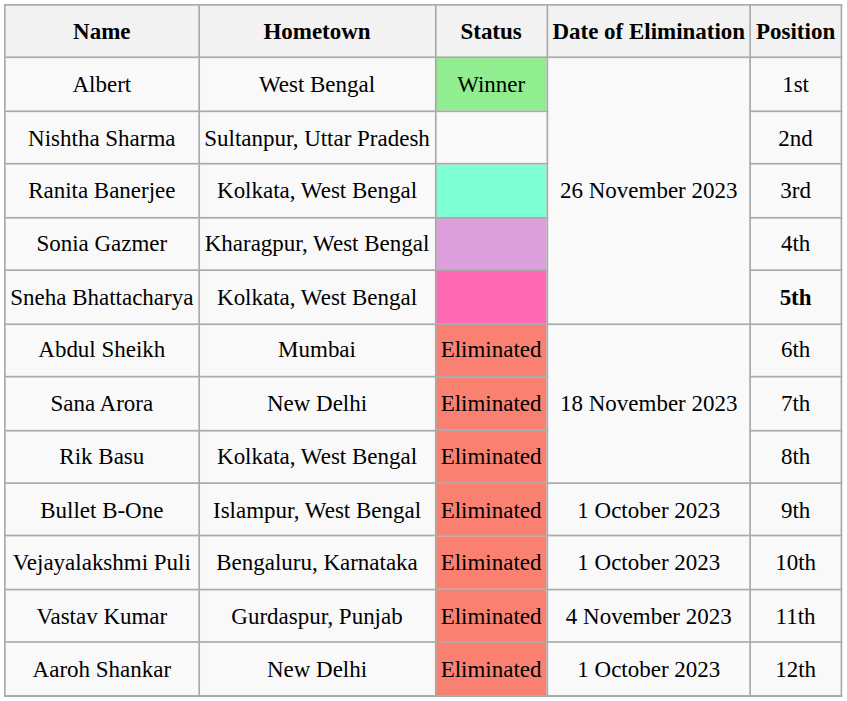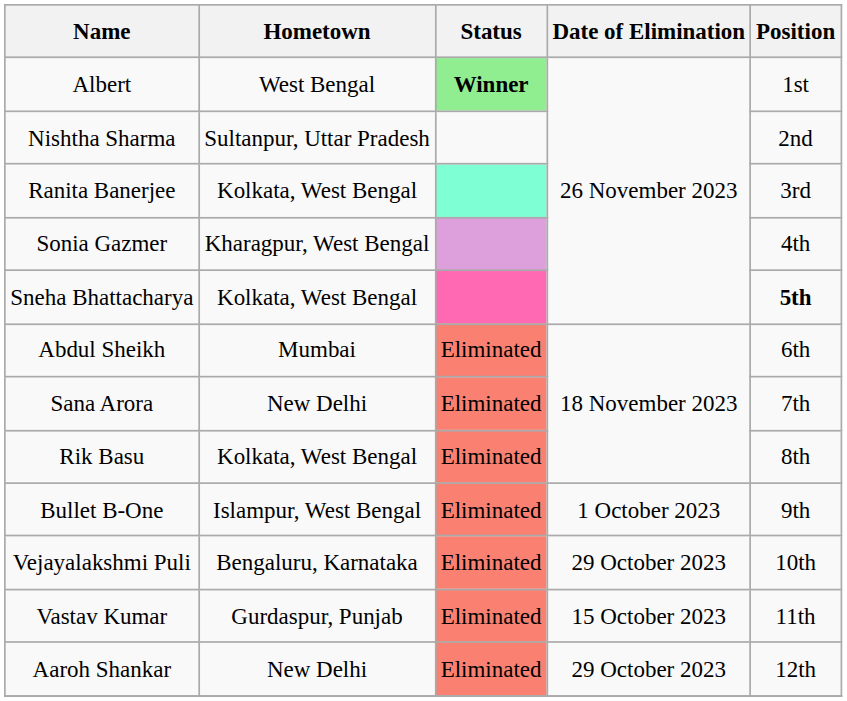(491, 84) normal -> (491, 84) bold
(649, 562) 1 October 2023 -> (649, 562) 29 October 2023
(649, 615) 4 November 2023 -> (649, 615) 15 October 2023
(649, 669) 1 October 2023 -> (649, 669) 29 October 2023
